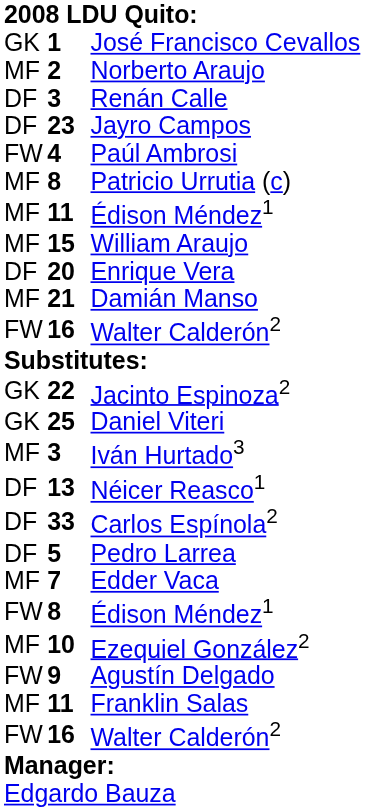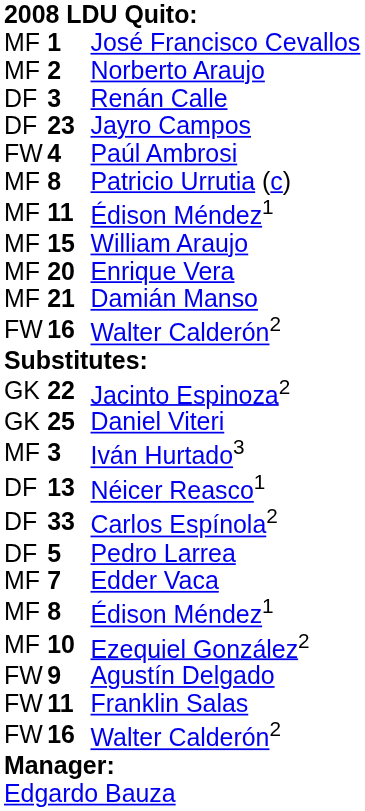(22, 43) GK -> (22, 43) MF
(21, 271) DF -> (22, 271) MF
(23, 611) FW -> (22, 611) MF
(22, 704) MF -> (23, 704) FW
